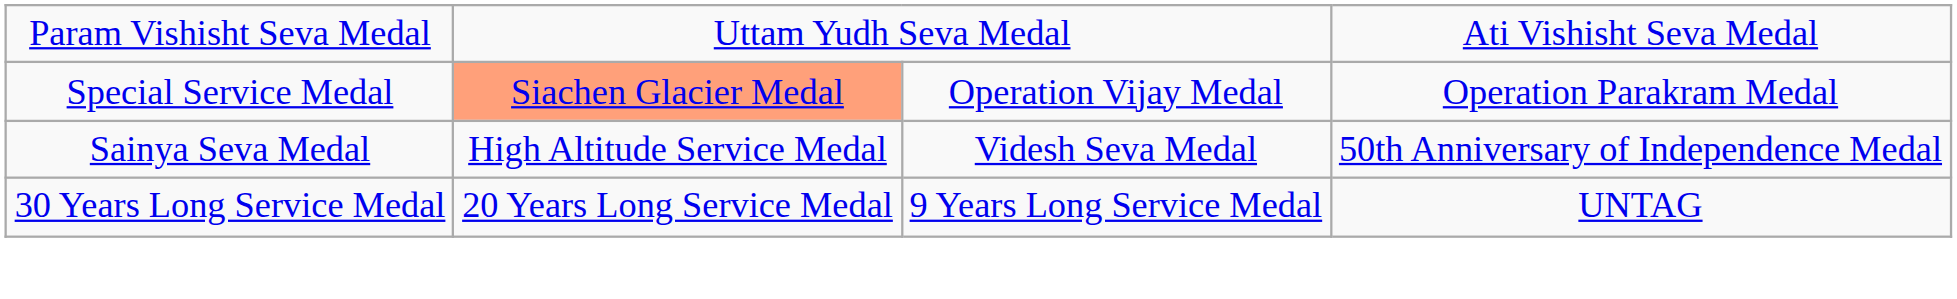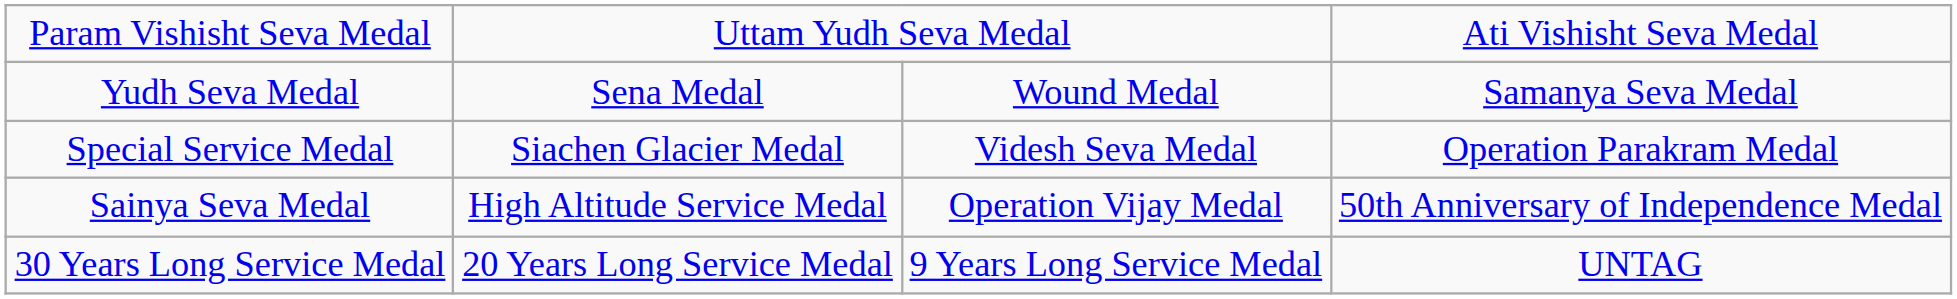+ row: (230, 90)
(677, 90) lightsalmon background -> (677, 148) no background
(1116, 90) Operation Vijay Medal -> (1116, 148) Videsh Seva Medal
(1116, 148) Videsh Seva Medal -> (1116, 206) Operation Vijay Medal
